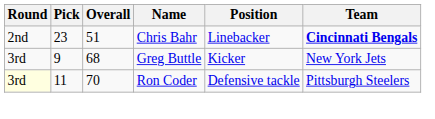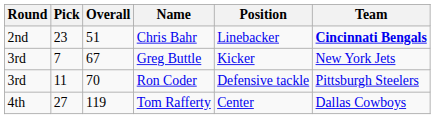(57, 59) 9 -> (57, 59) 7
(93, 59) 68 -> (93, 59) 67
(17, 80) lightyellow background -> (17, 80) no background
+ row: (174, 102)
